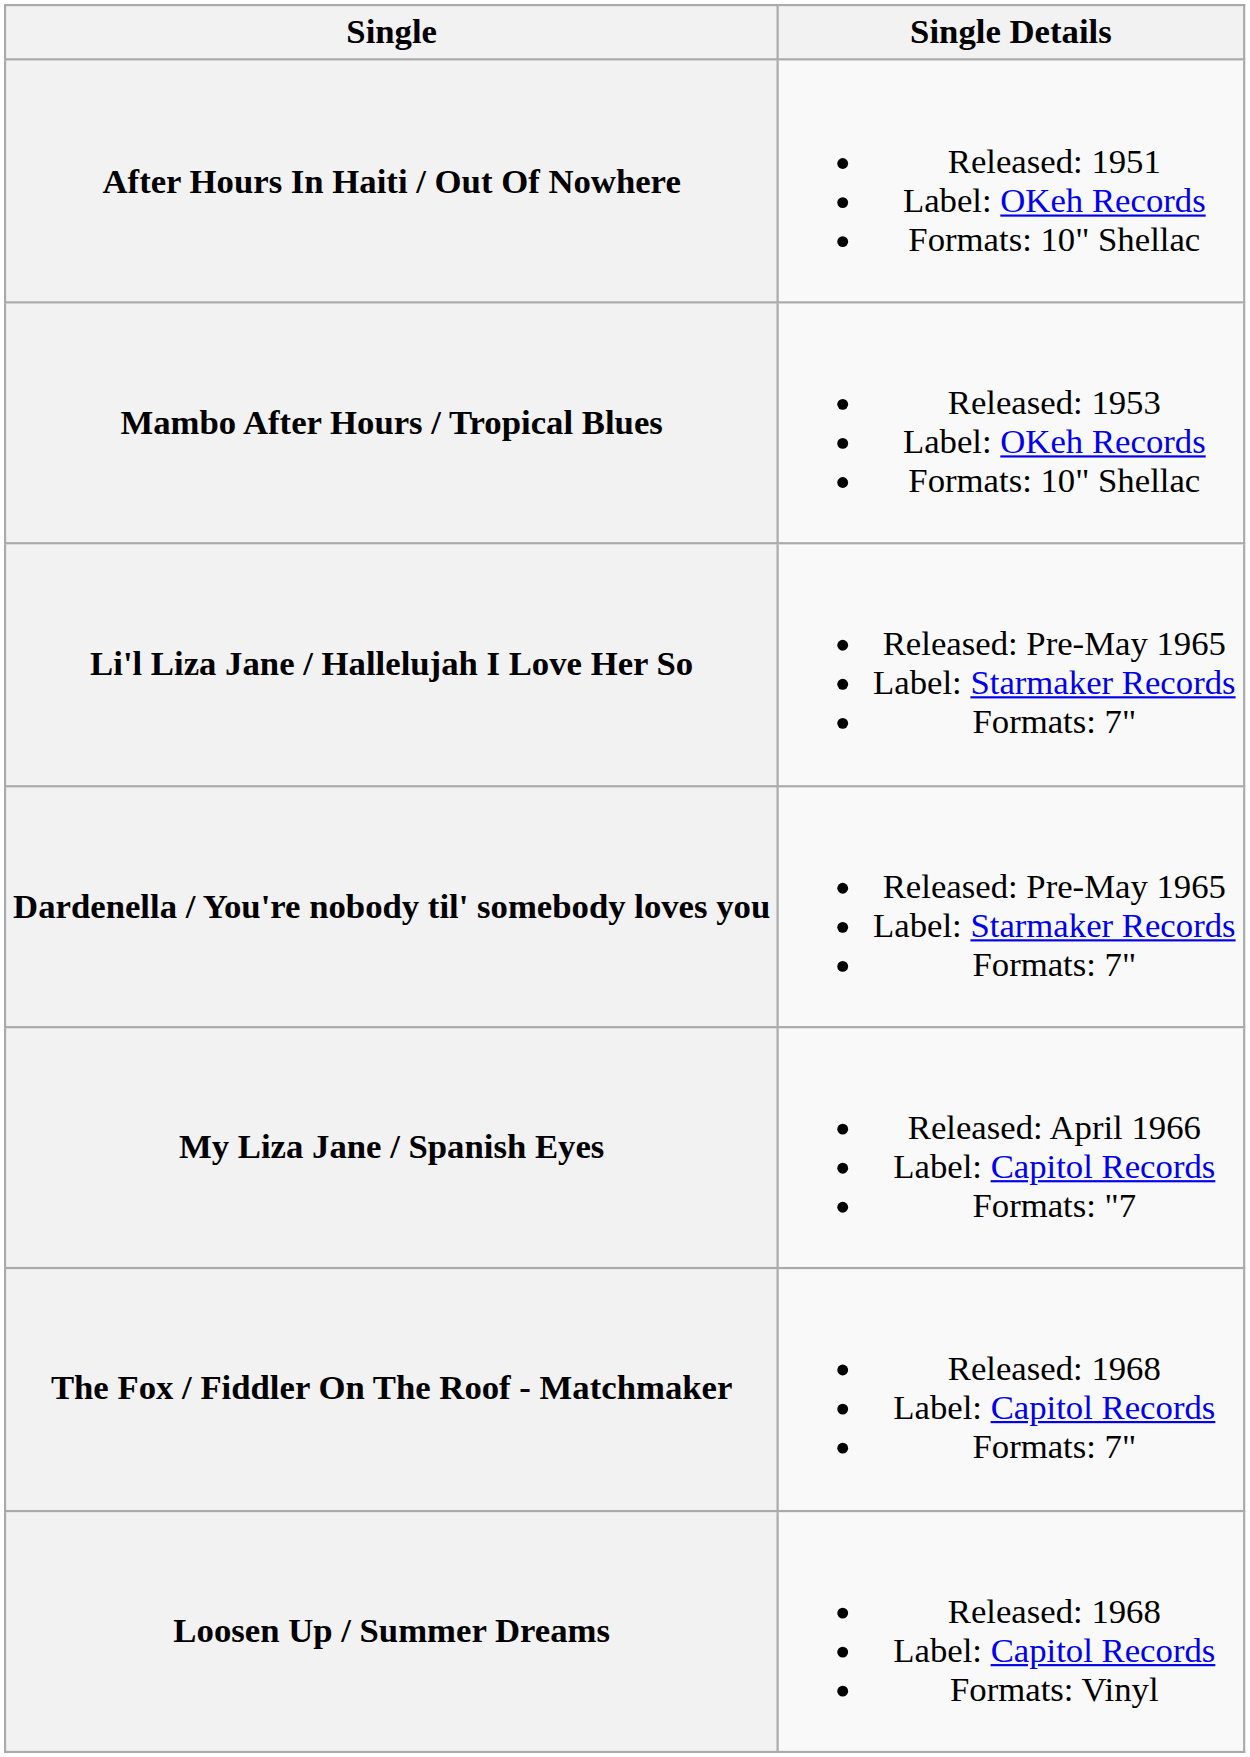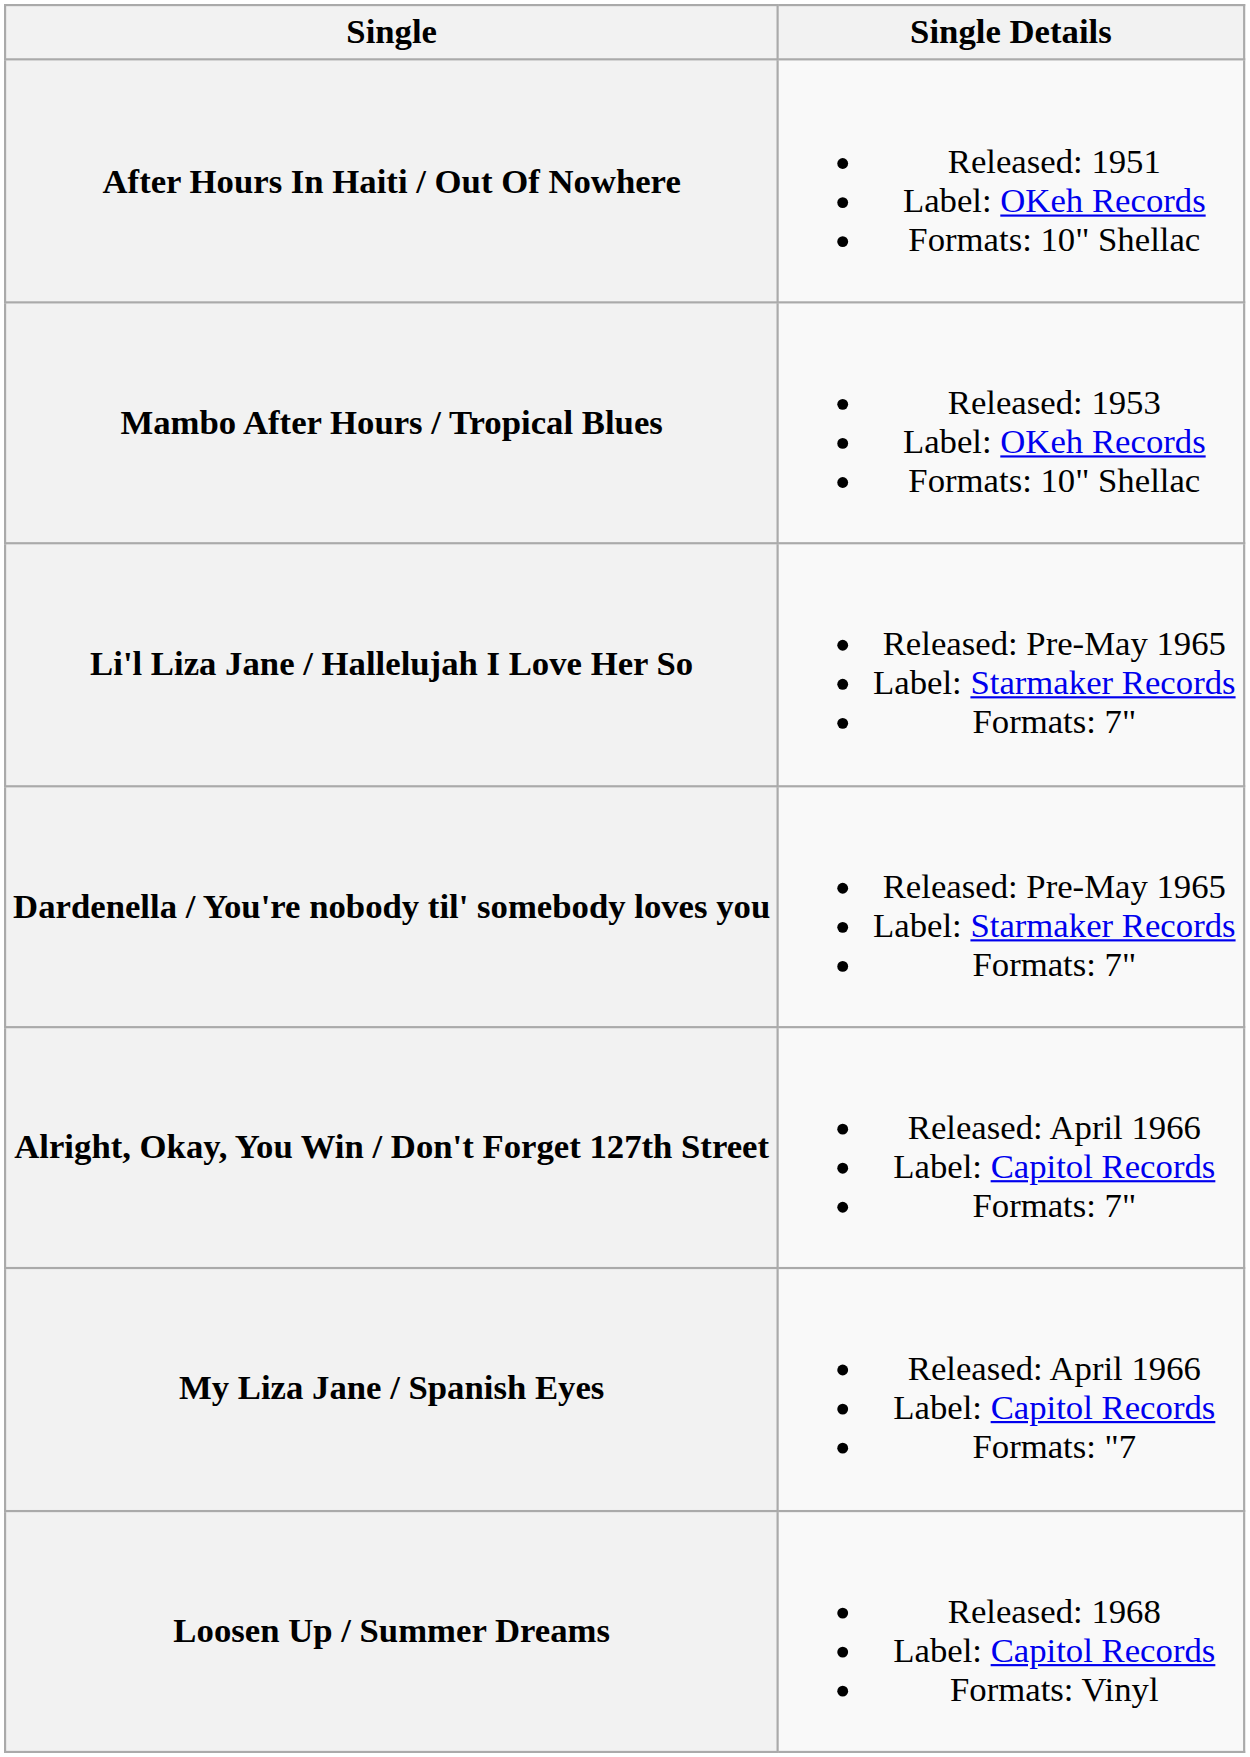+ row: (392, 1147)
- row: (392, 1388)
